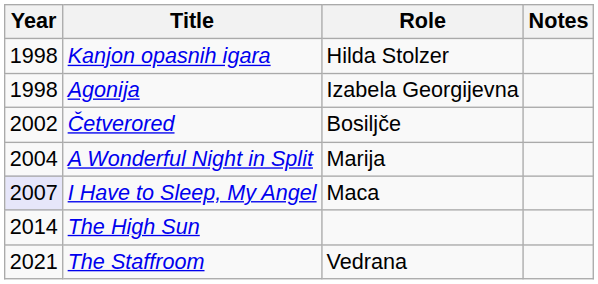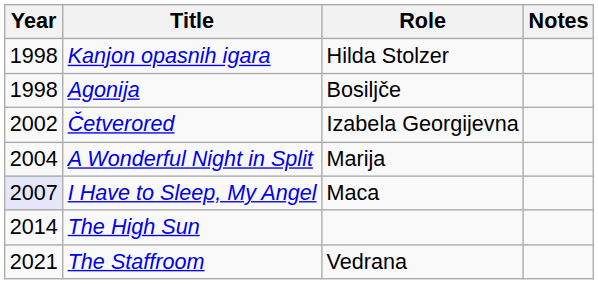(423, 90) Izabela Georgijevna -> (364, 90) Bosiljče
(364, 124) Bosiljče -> (423, 124) Izabela Georgijevna
